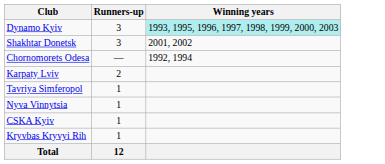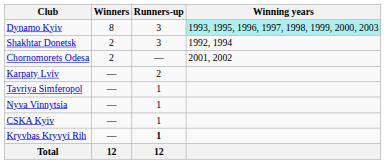+ column: (112, 12)
(170, 43) 2001, 2002 -> (210, 43) 1992, 1994
(170, 58) 1992, 1994 -> (210, 58) 2001, 2002
(119, 136) normal -> (159, 136) bold
